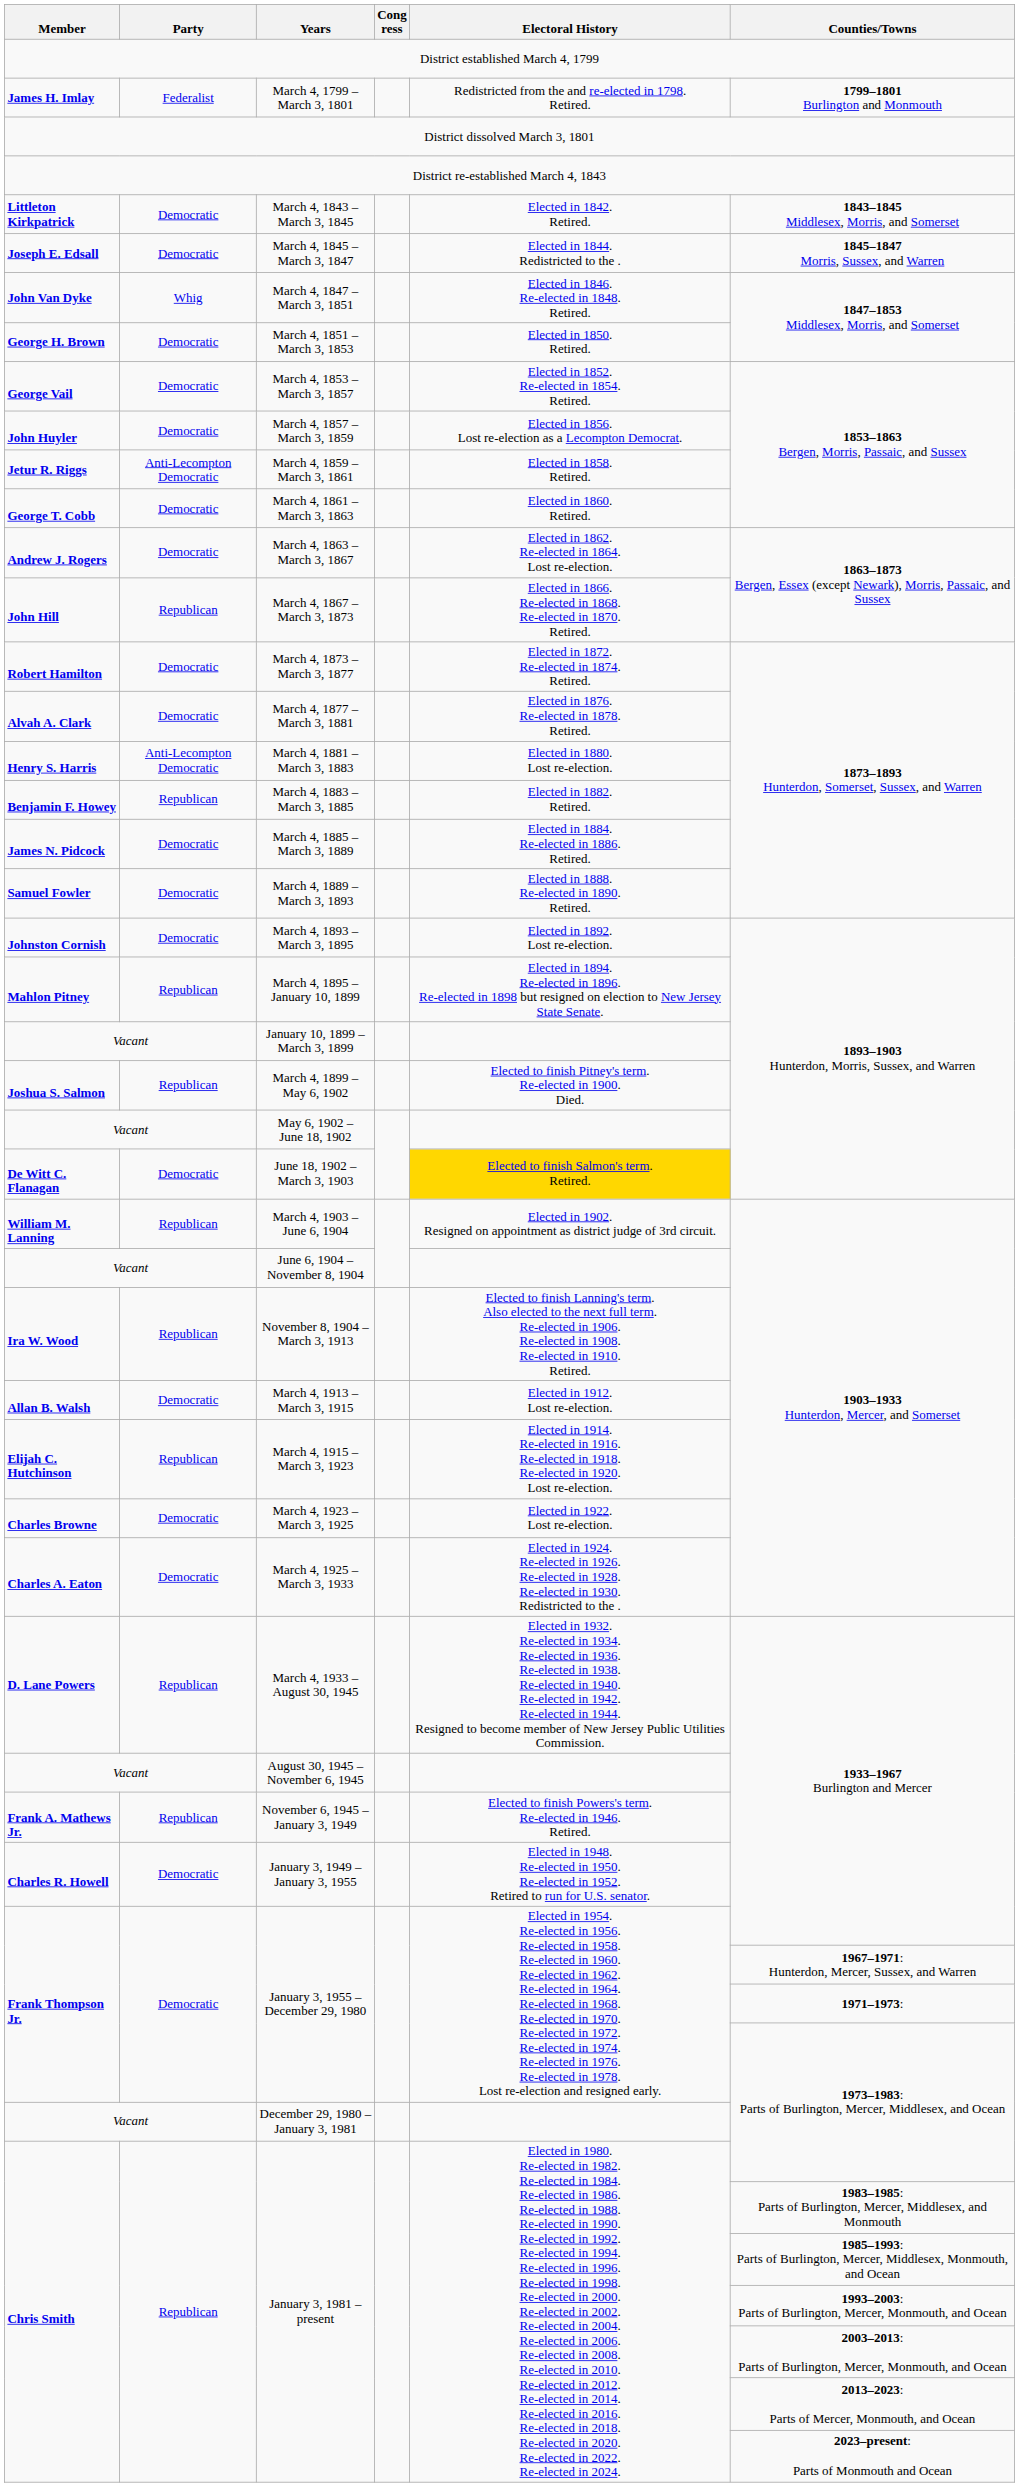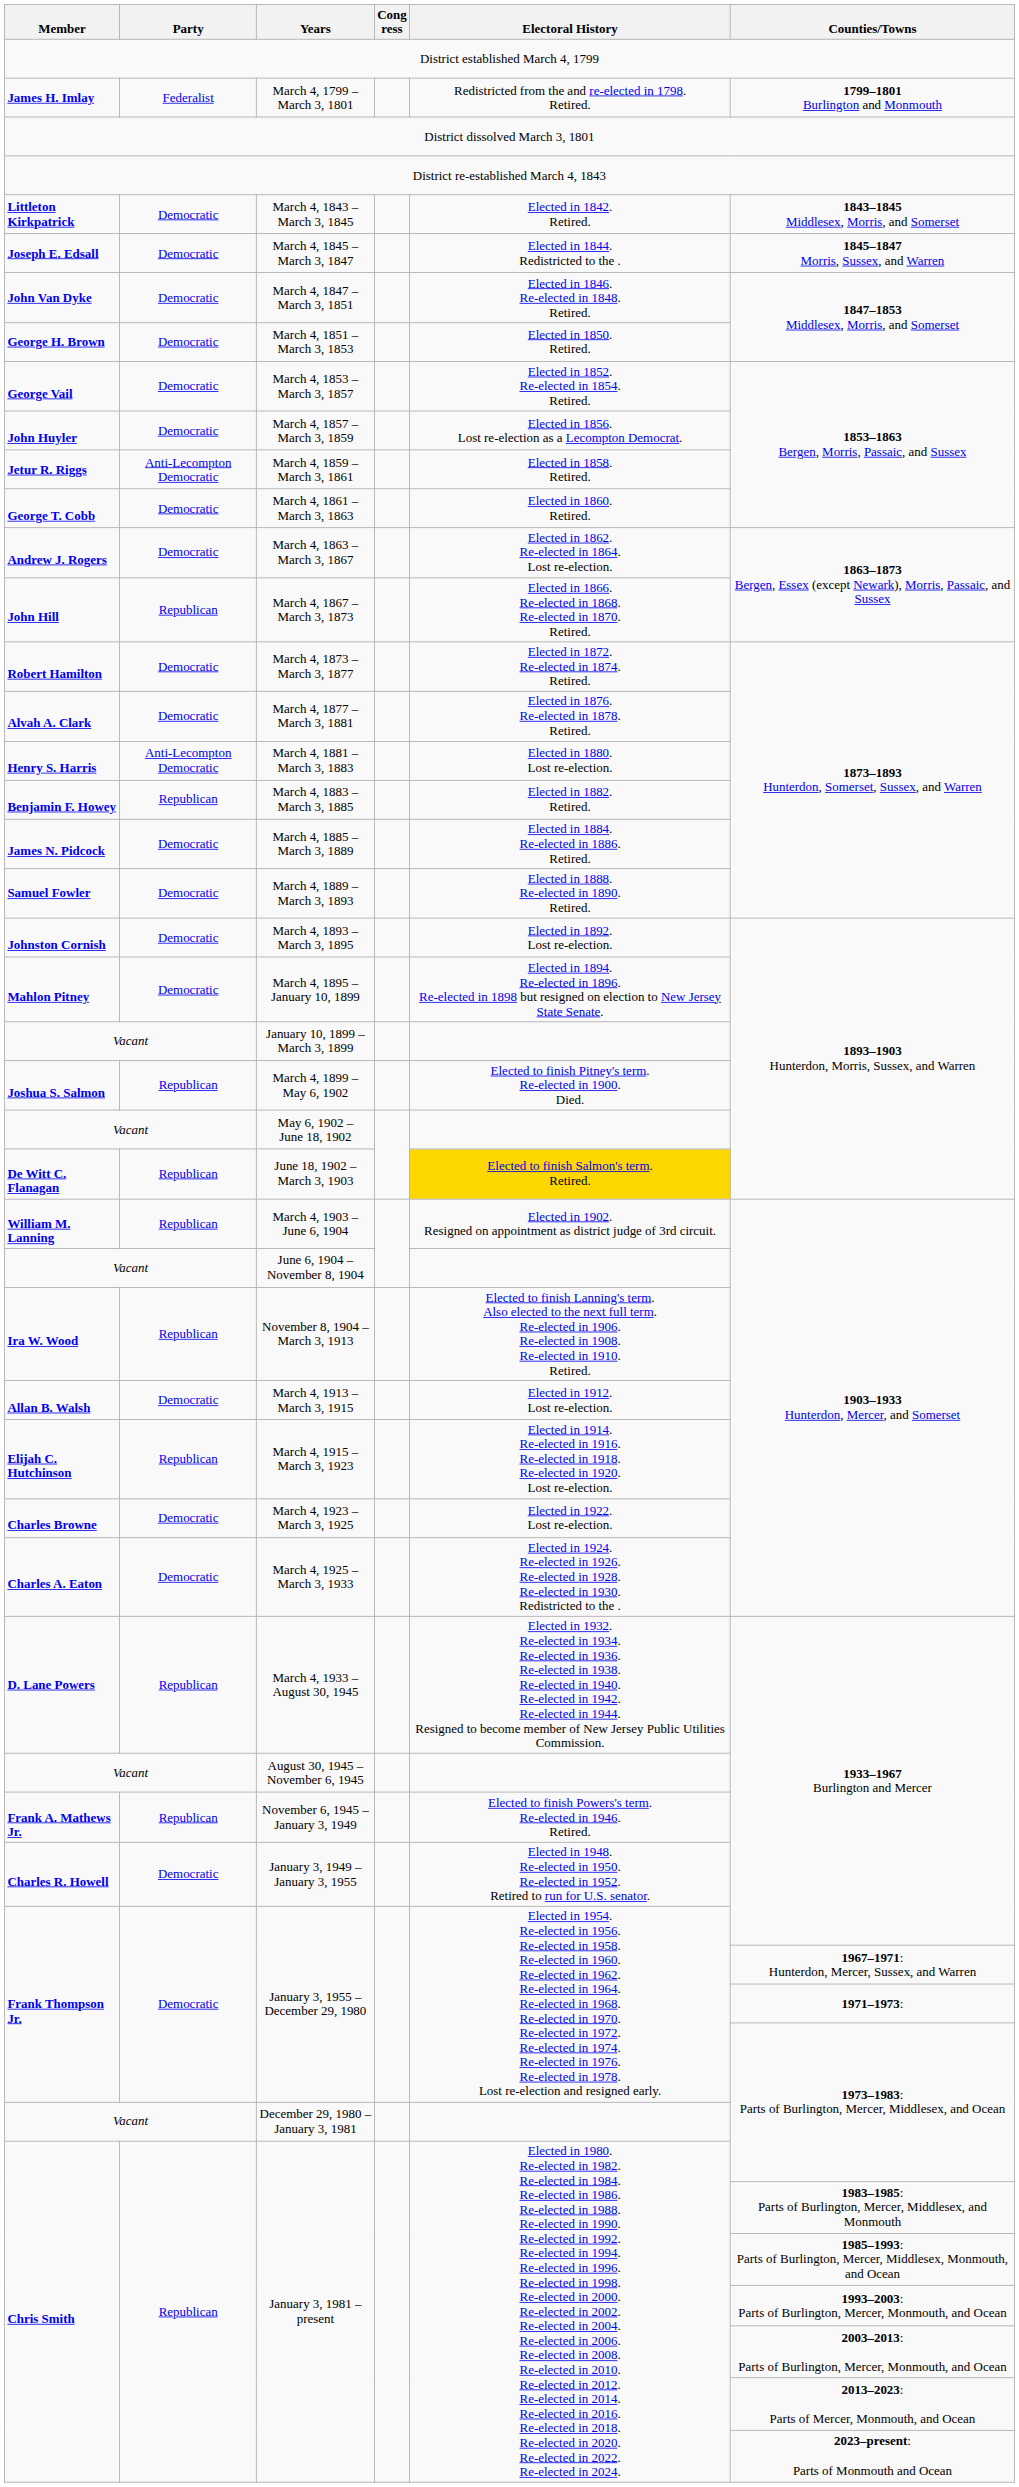(188, 297) Whig -> (188, 297) Democratic
(188, 989) Republican -> (188, 989) Democratic
(188, 1173) Democratic -> (188, 1173) Republican
